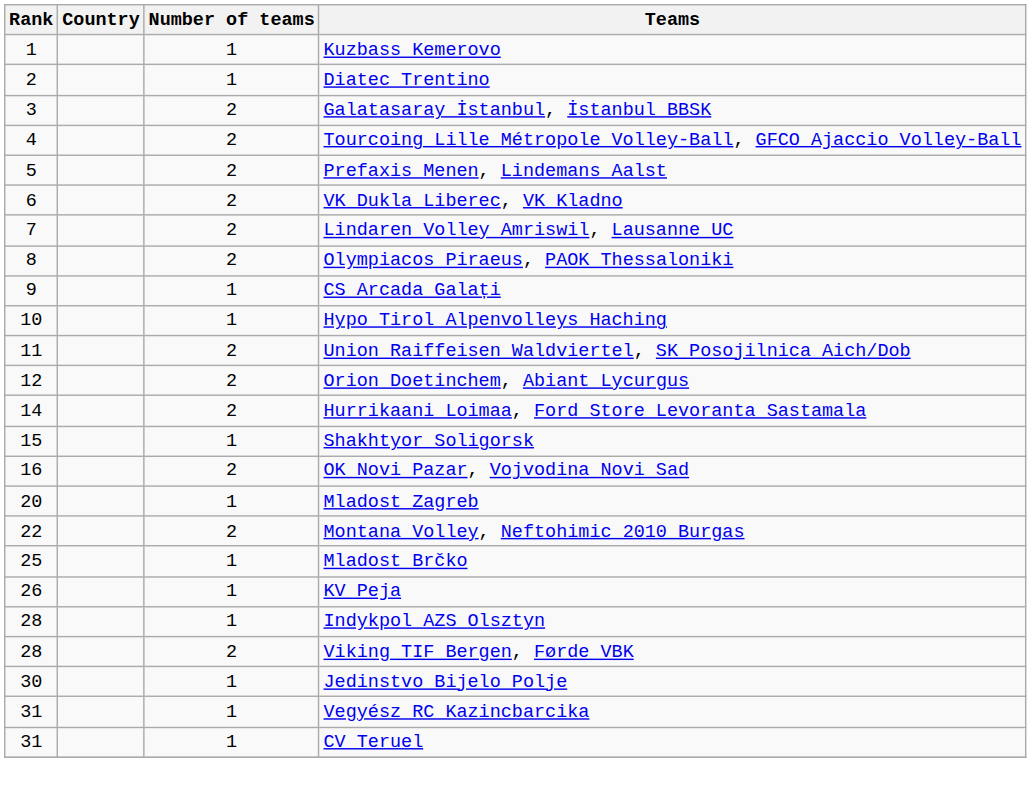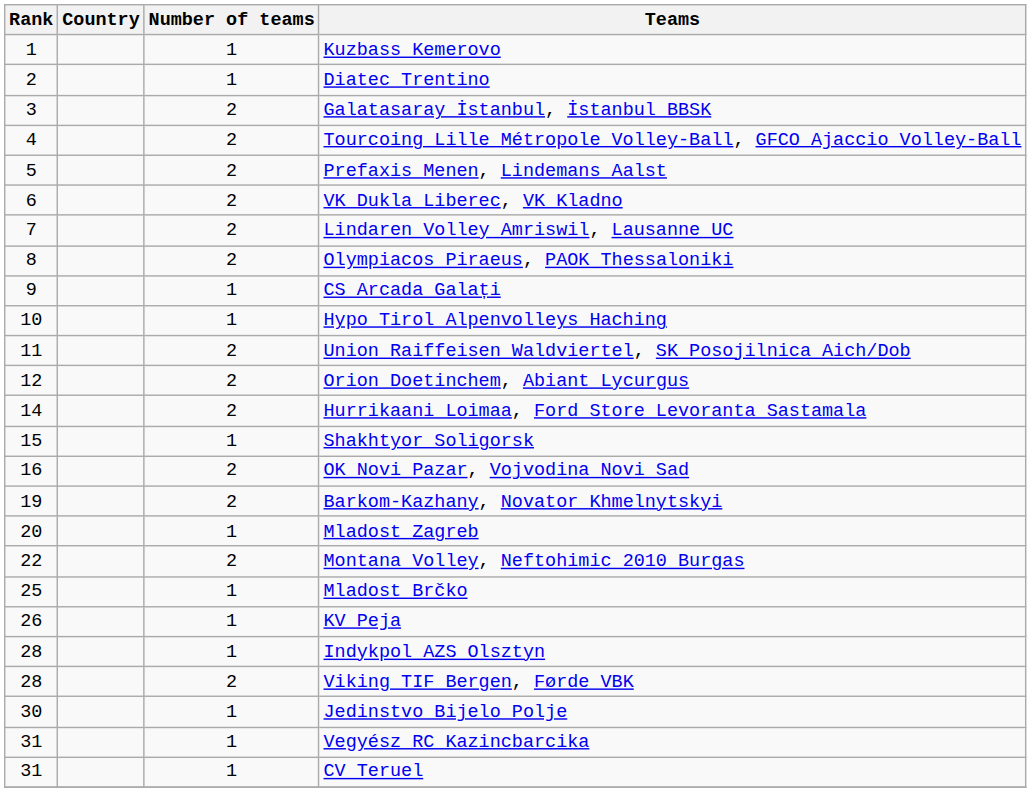+ row: (523, 501)
